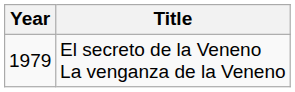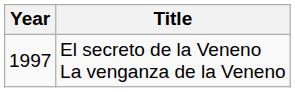(30, 60) 1979 -> (30, 60) 1997
